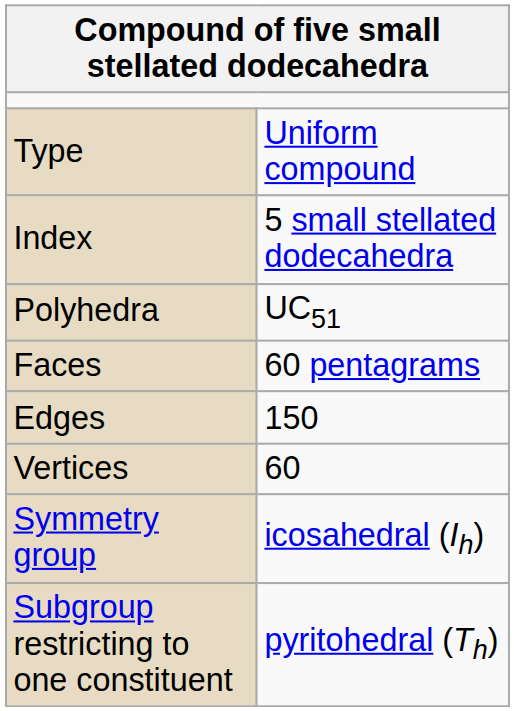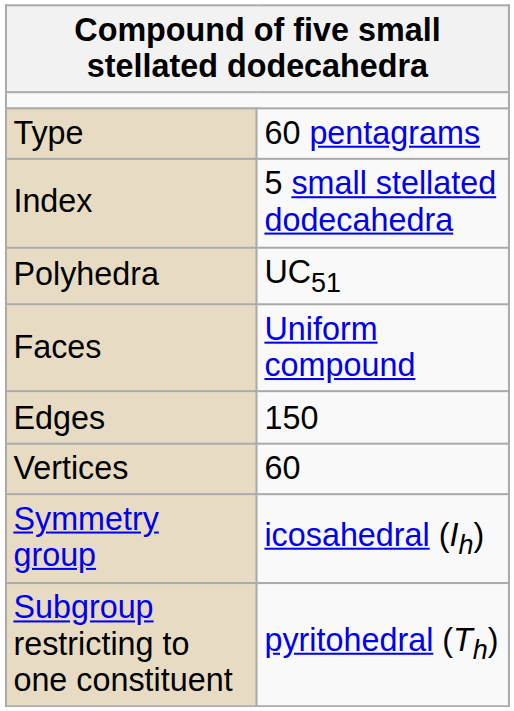(340, 151) Uniform compound -> (372, 132) 60 pentagrams
(372, 365) 60 pentagrams -> (340, 347) Uniform compound
